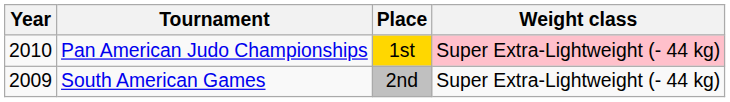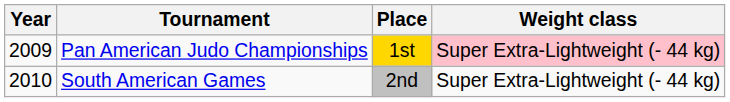(31, 50) 2010 -> (31, 50) 2009
(31, 81) 2009 -> (31, 81) 2010
